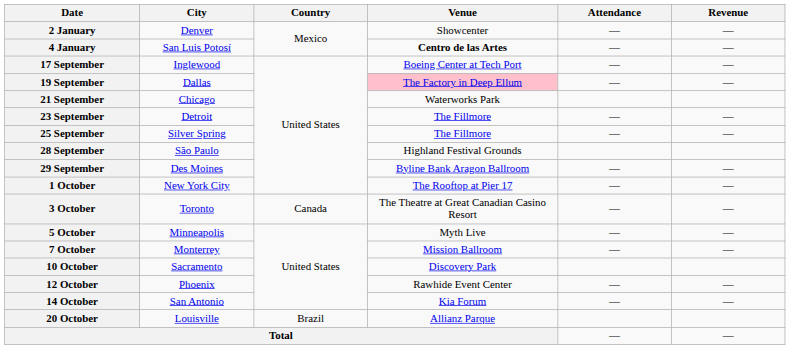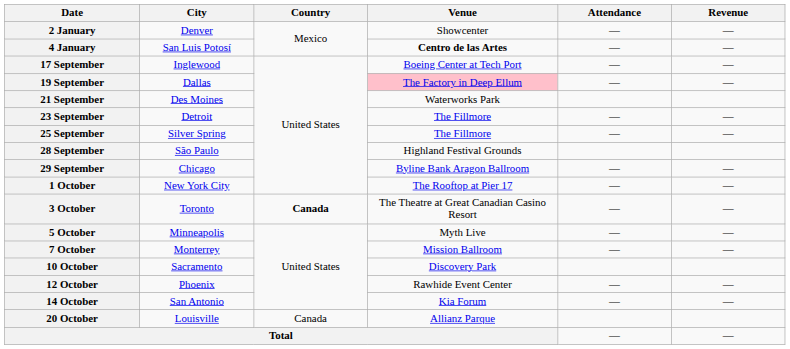(197, 99) Chicago -> (197, 99) Des Moines
(197, 168) Des Moines -> (197, 168) Chicago
(311, 209) normal -> (311, 209) bold
(311, 318) Brazil -> (311, 318) Canada
